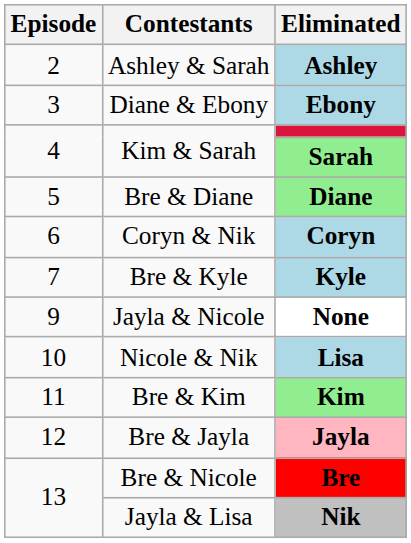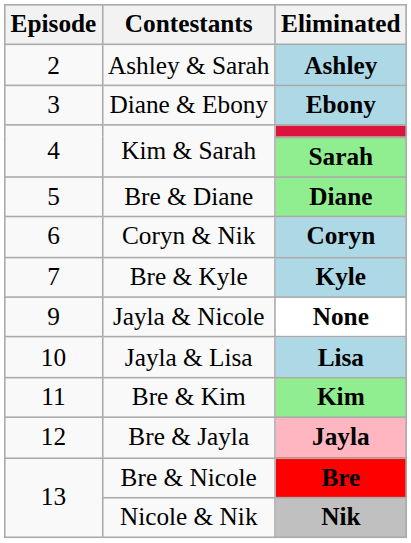(189, 356) Nicole & Nik -> (189, 356) Jayla & Lisa
(189, 517) Jayla & Lisa -> (189, 517) Nicole & Nik
